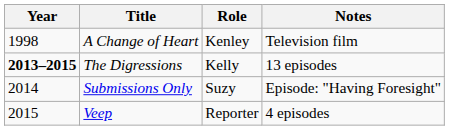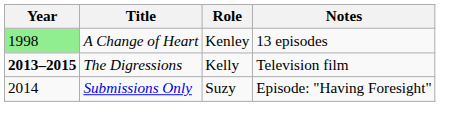(23, 40) no background -> (23, 40) lightgreen background
(312, 40) Television film -> (292, 40) 13 episodes
(301, 64) 13 episodes -> (302, 64) Television film
- row: (98, 112)
